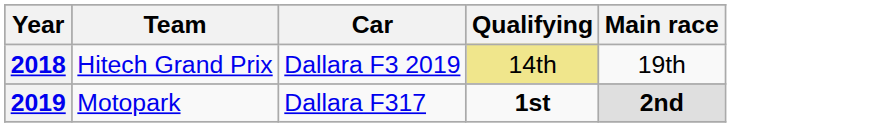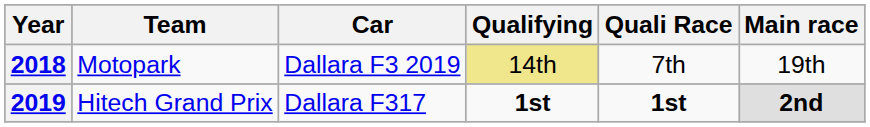+ column: (669, 25)
(175, 64) Hitech Grand Prix -> (129, 64) Motopark
(129, 103) Motopark -> (175, 103) Hitech Grand Prix
